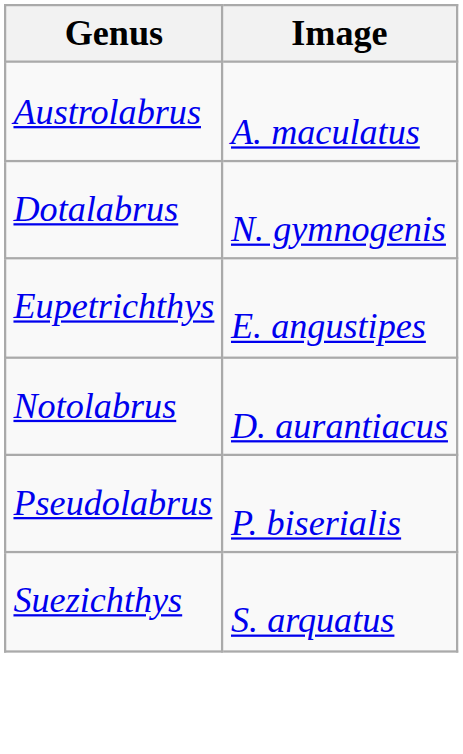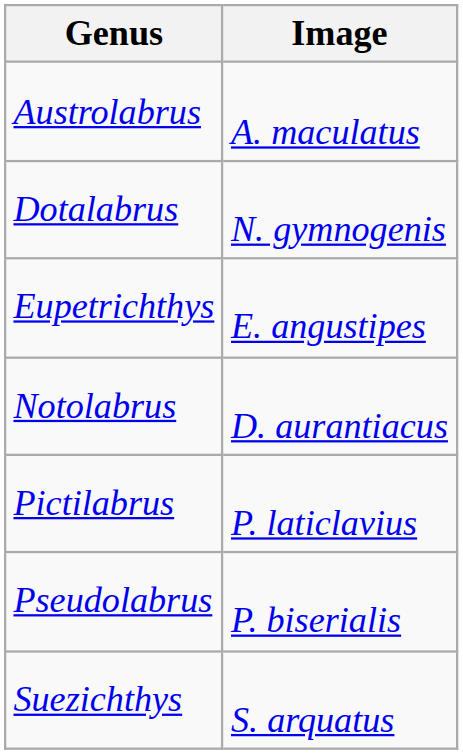+ row: (94, 502)
